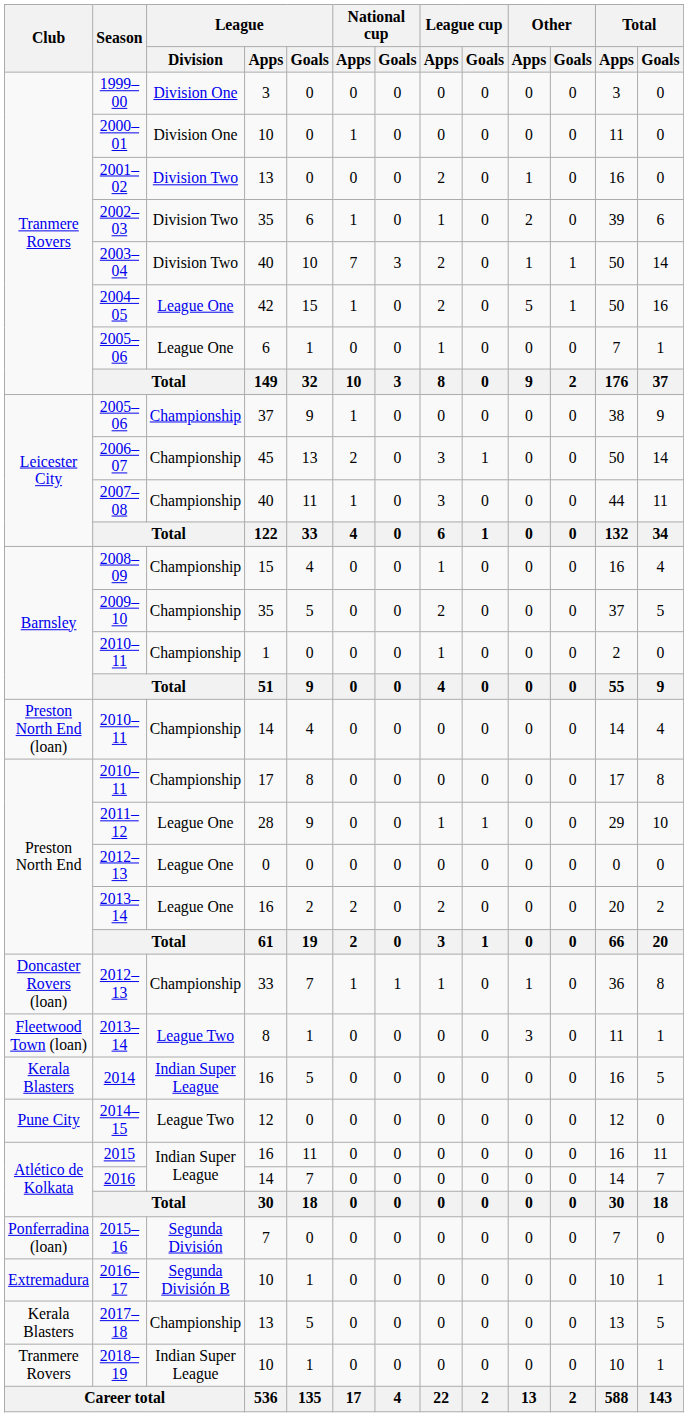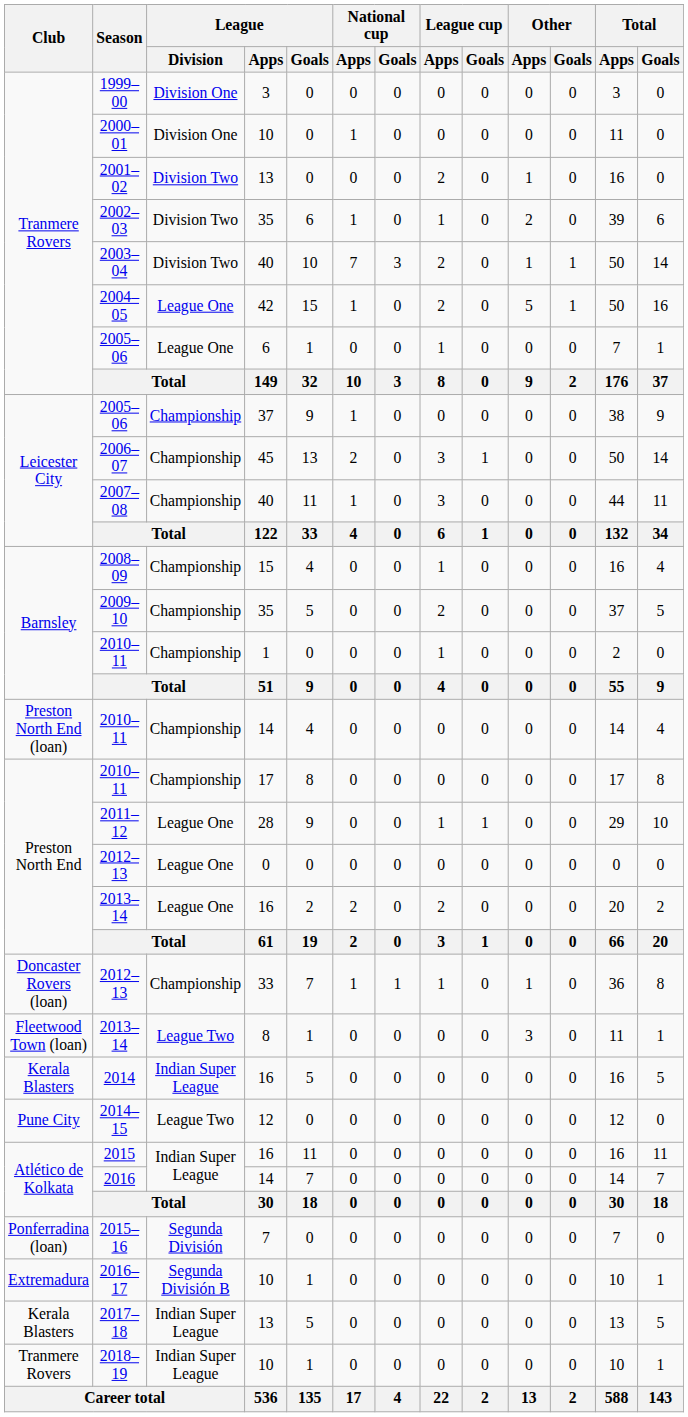(195, 1322) Championship -> (195, 1322) Indian Super League
